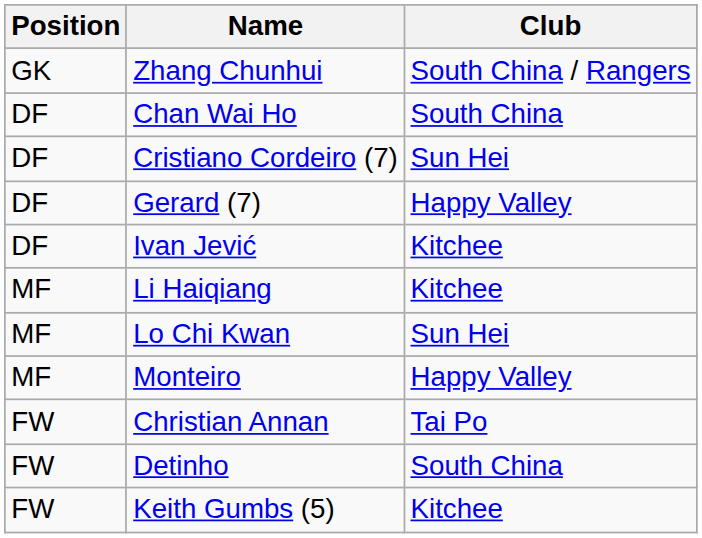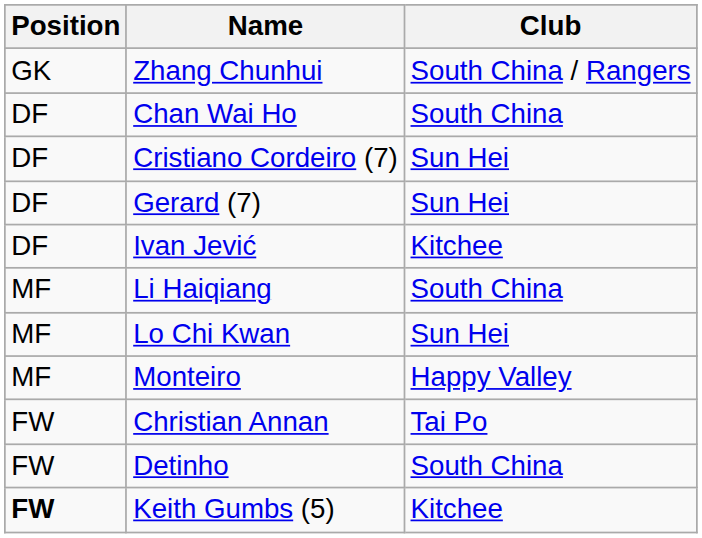(491, 202) Happy Valley -> (460, 202) Sun Hei
(457, 289) Kitchee -> (487, 289) South China
(33, 509) normal -> (33, 509) bold
